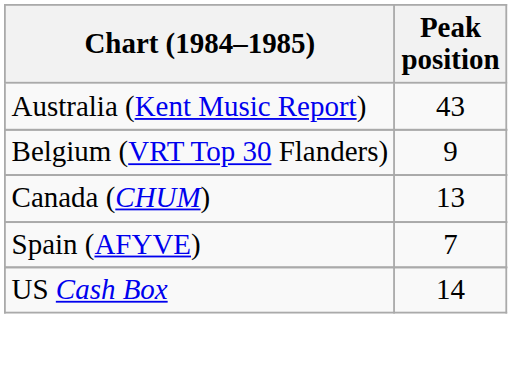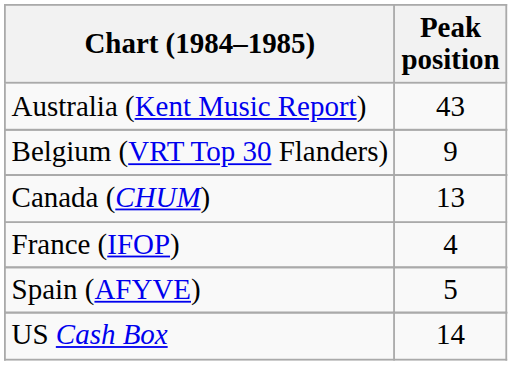+ row: (96, 243)
(451, 243) 7 -> (451, 289) 5
